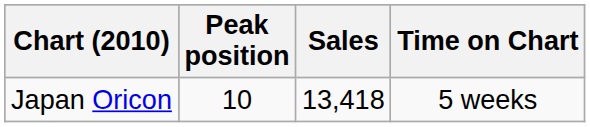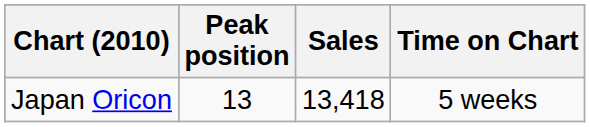(237, 99) 10 -> (237, 99) 13
